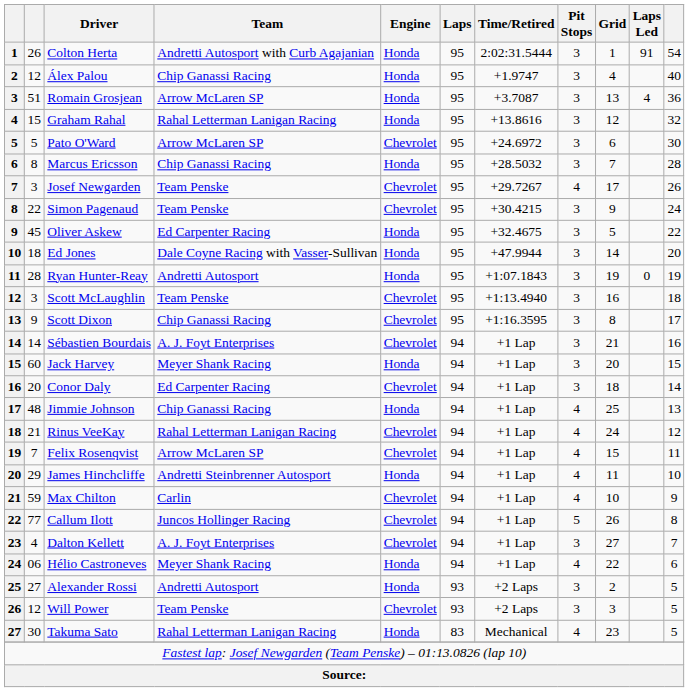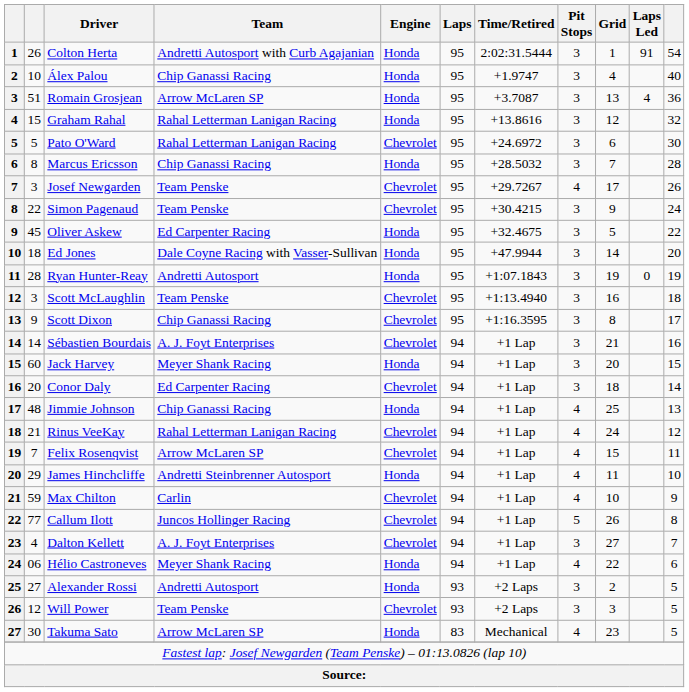(34, 75) 12 -> (34, 75) 10
(210, 142) Arrow McLaren SP -> (247, 142) Rahal Letterman Lanigan Racing
(247, 630) Rahal Letterman Lanigan Racing -> (210, 630) Arrow McLaren SP
